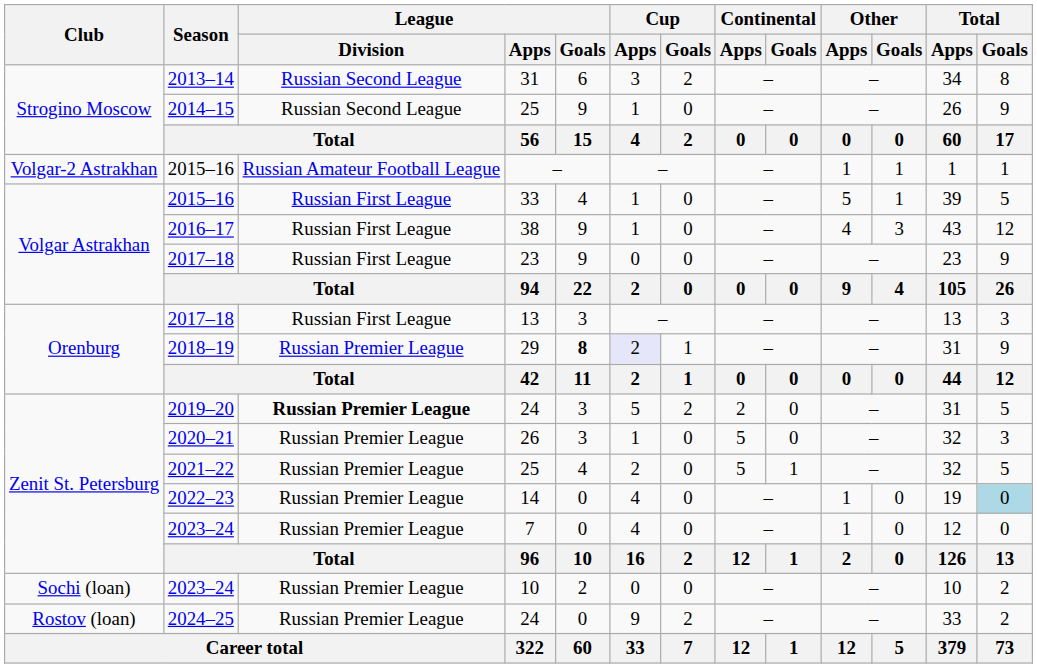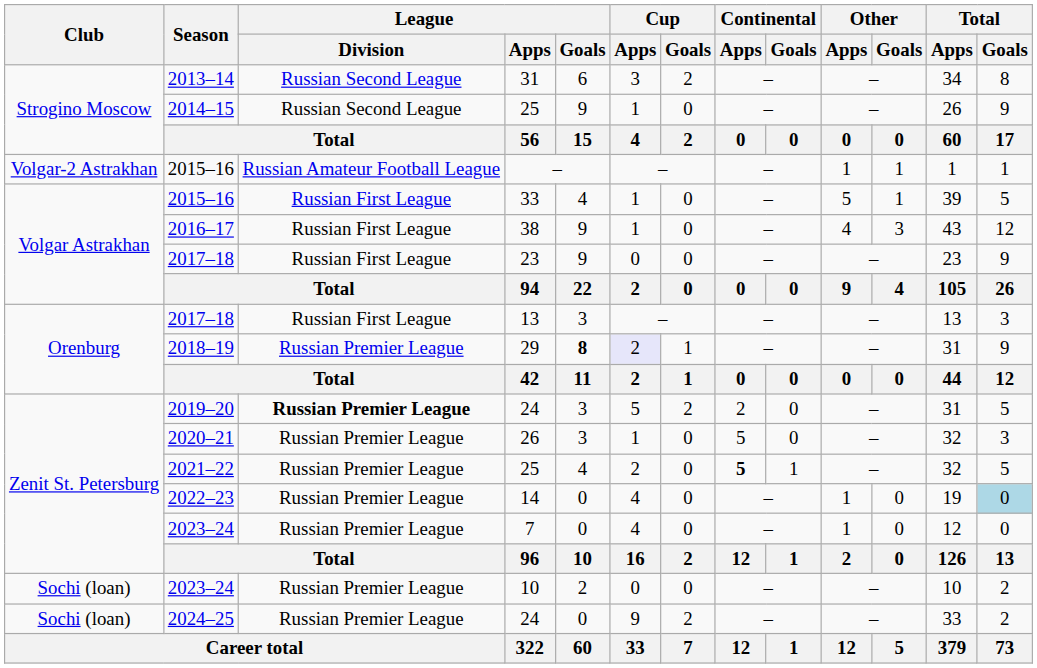(741, 468) normal -> (741, 468) bold
(84, 618) Rostov (loan) -> (84, 618) Sochi (loan)
